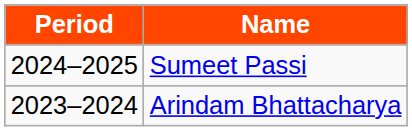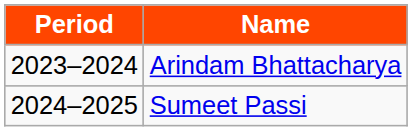rows swapped: (276, 105) <-> (228, 65)
